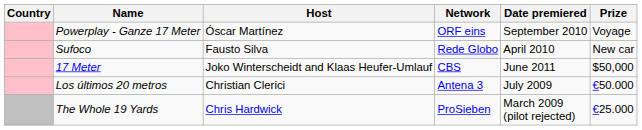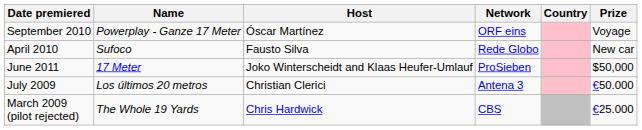columns swapped: (29, 13) <-> (545, 13)
(449, 67) CBS -> (504, 67) ProSieben
(464, 109) ProSieben -> (490, 109) CBS
